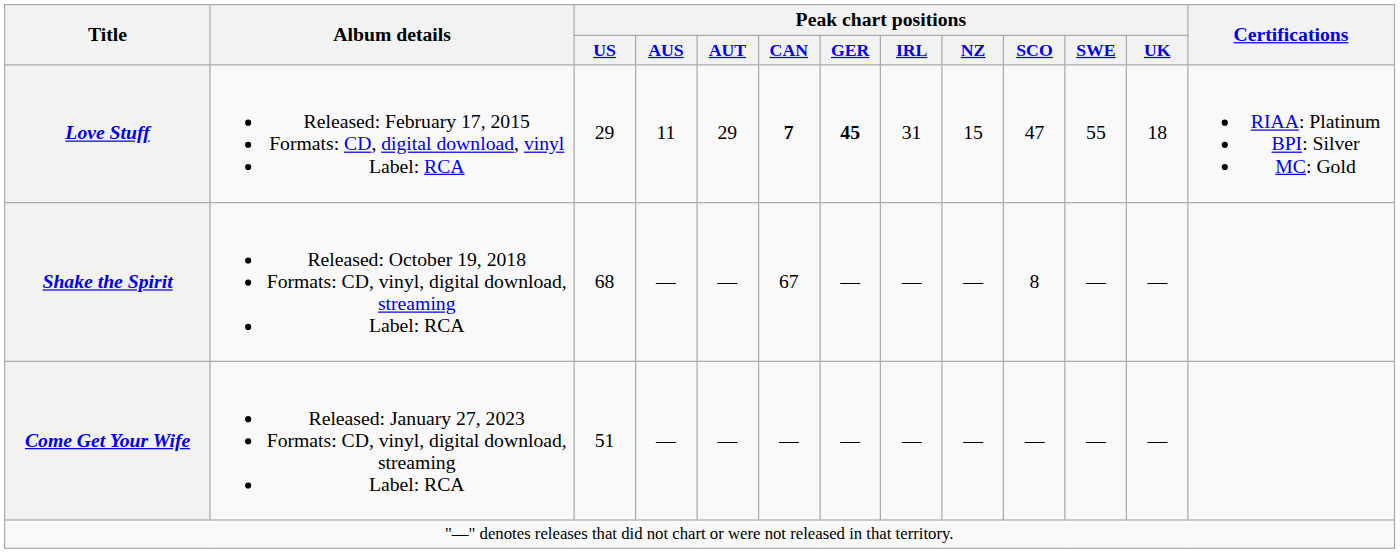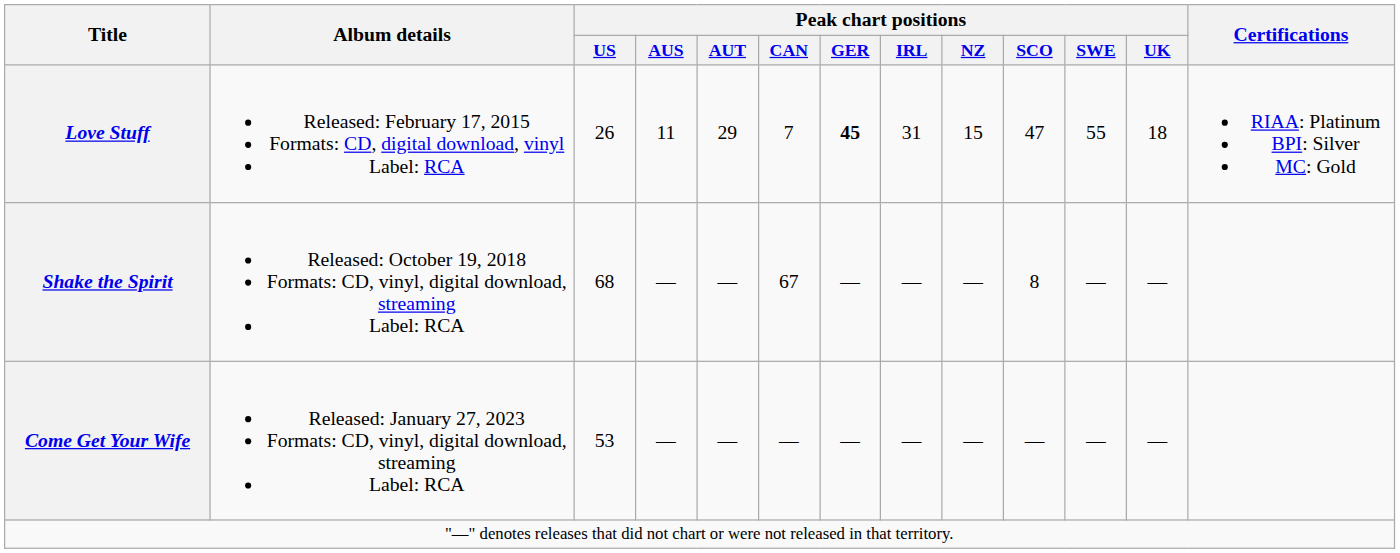(605, 133) 29 -> (605, 133) 26
(789, 133) bold -> (789, 133) normal
(605, 440) 51 -> (605, 440) 53
